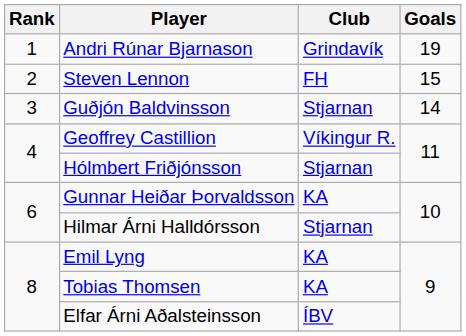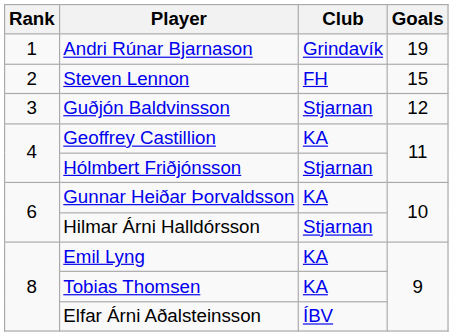(430, 108) 14 -> (418, 108) 12
(349, 138) Víkingur R. -> (315, 138) KA
